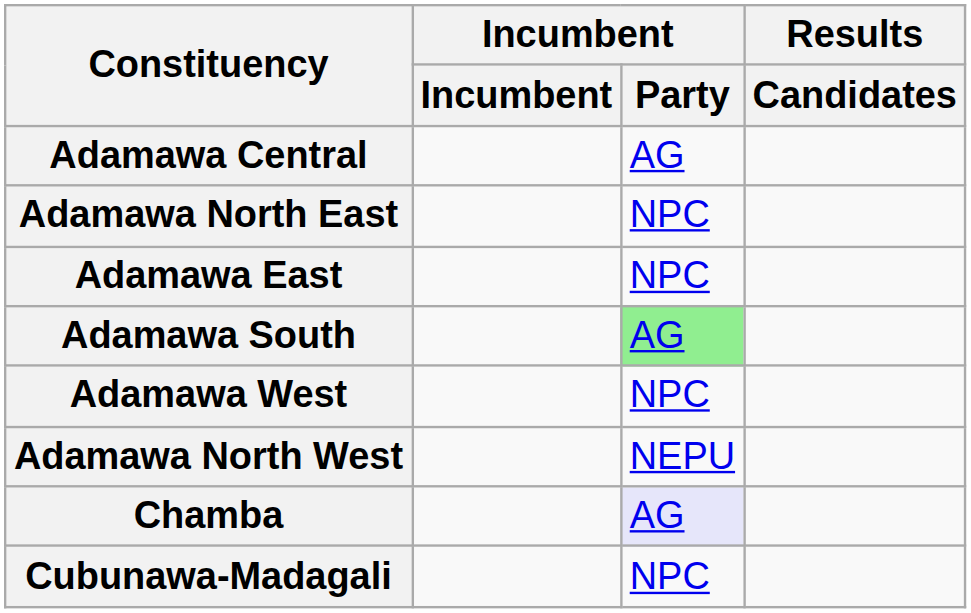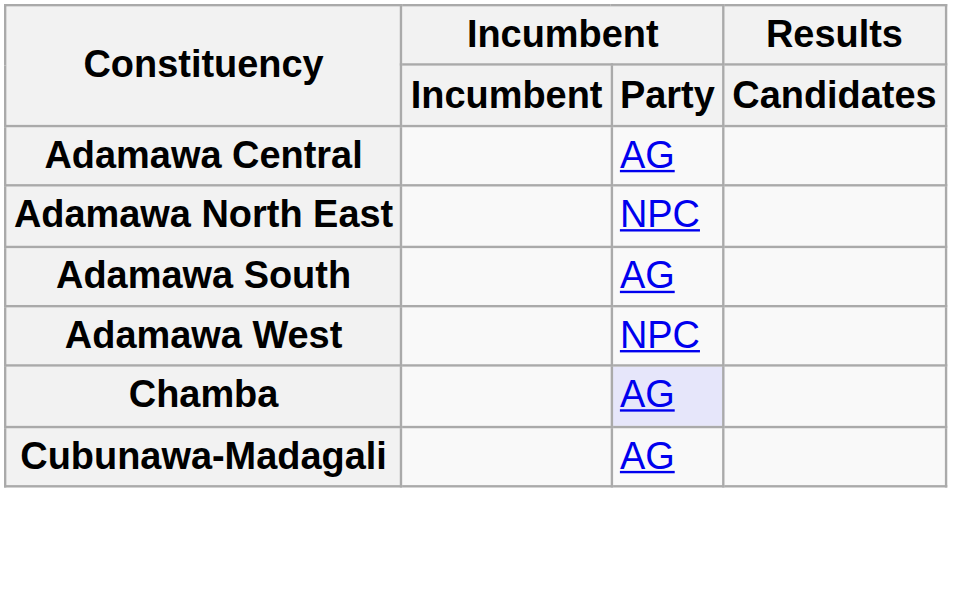- row: (208, 275)
(657, 335) lightgreen background -> (647, 275) no background
- row: (208, 455)
(670, 575) NPC -> (647, 455) AG
